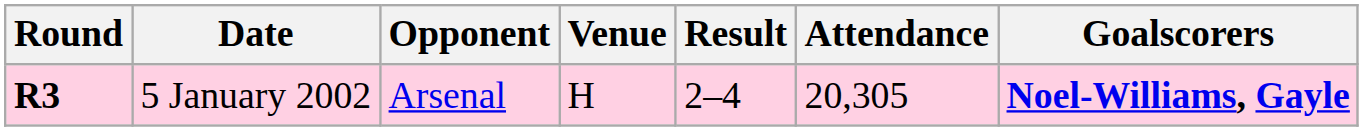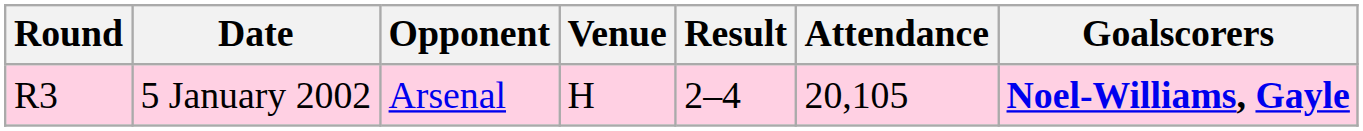(37, 94) bold -> (36, 94) normal
(856, 94) 20,305 -> (856, 94) 20,105
